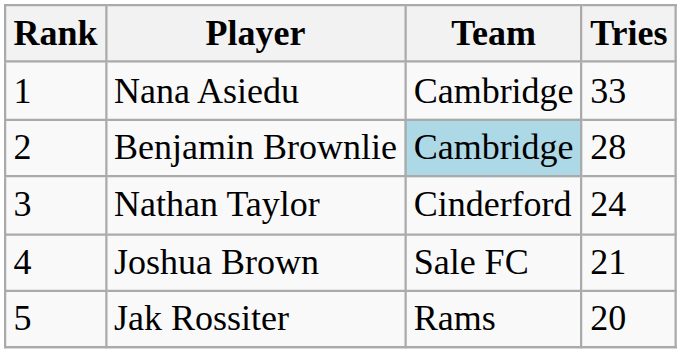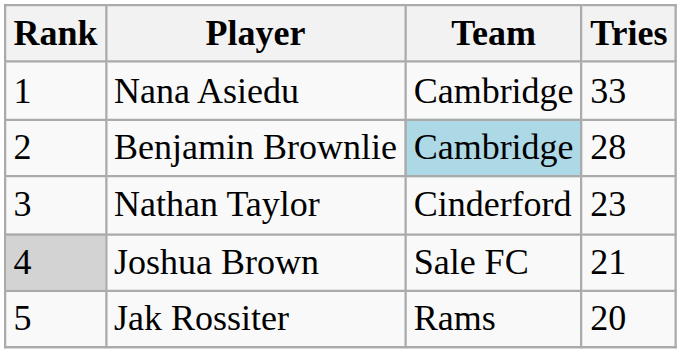(608, 204) 24 -> (608, 204) 23
(22, 261) no background -> (22, 261) lightgrey background
